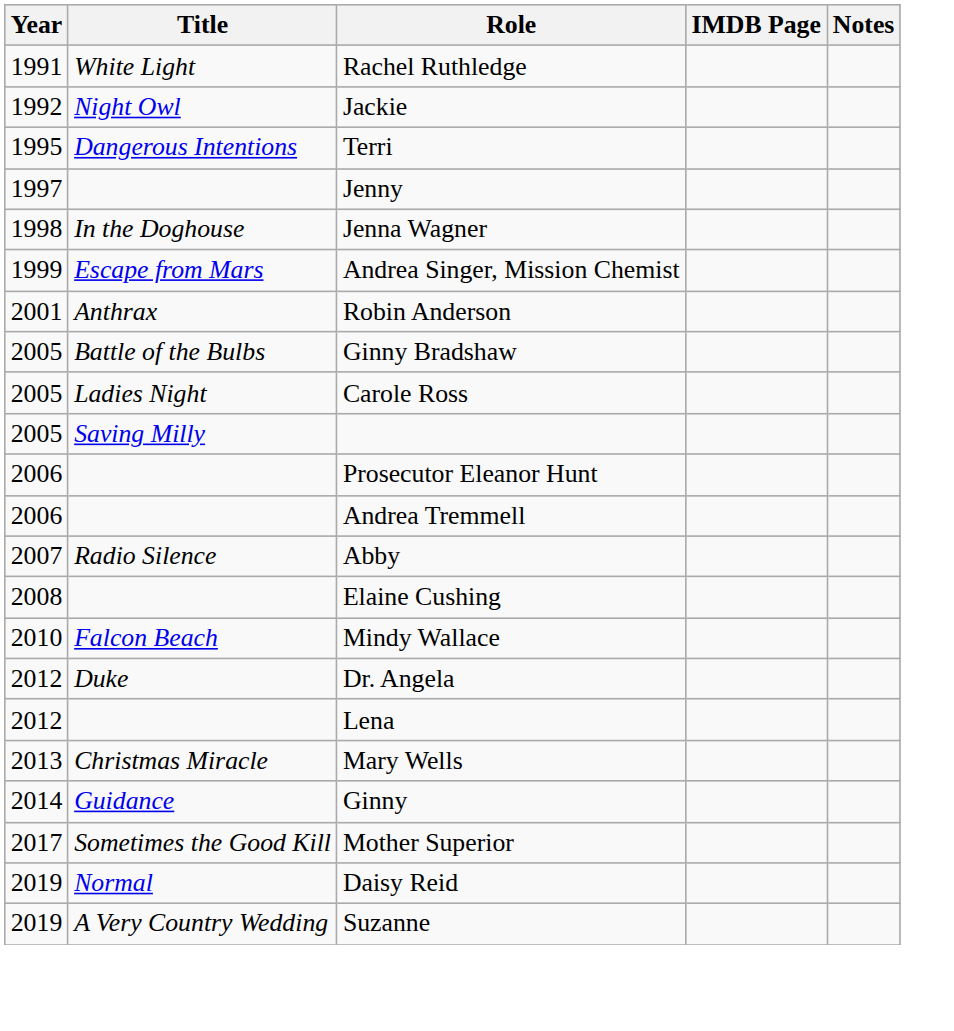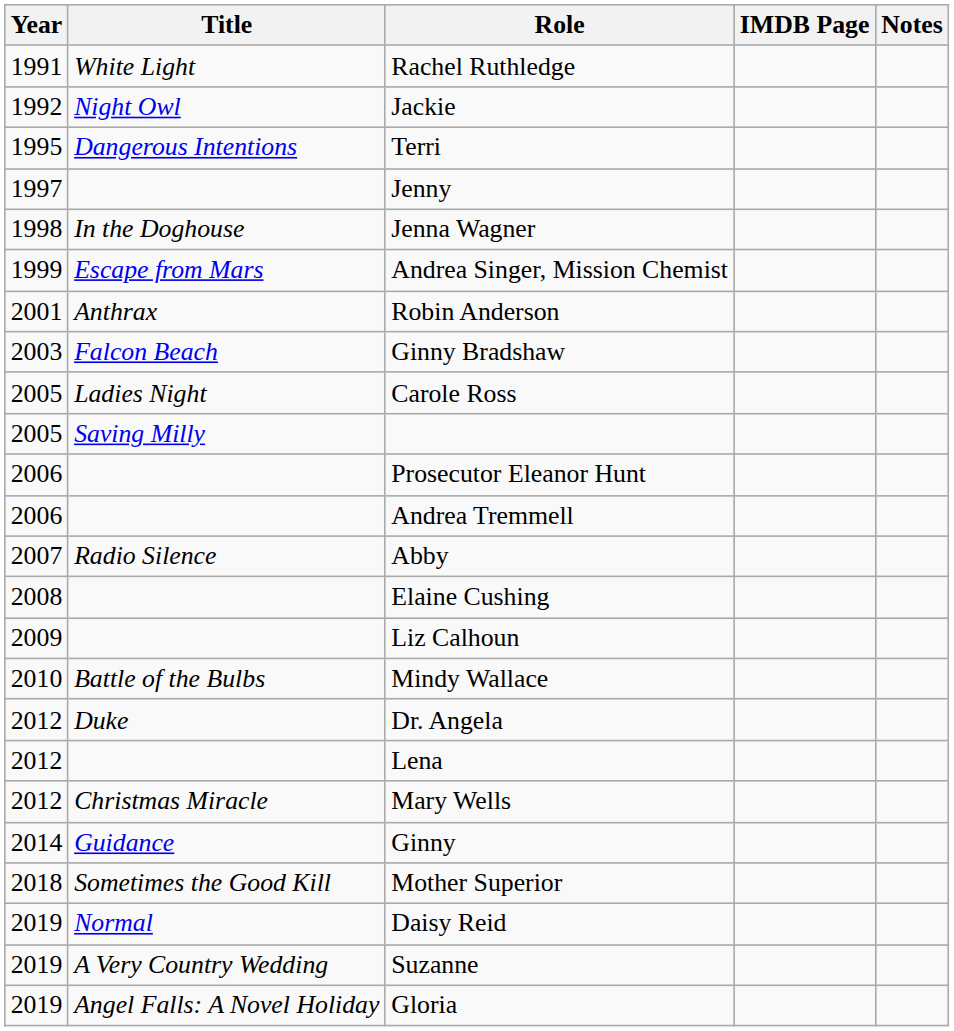(37, 351) 2005 -> (37, 351) 2003
(170, 351) Battle of the Bulbs -> (146, 351) Falcon Beach
+ row: (455, 637)
(146, 637) Falcon Beach -> (170, 678) Battle of the Bulbs
(37, 760) 2013 -> (37, 801) 2012
(37, 842) 2017 -> (37, 882) 2018
+ row: (424, 1005)
